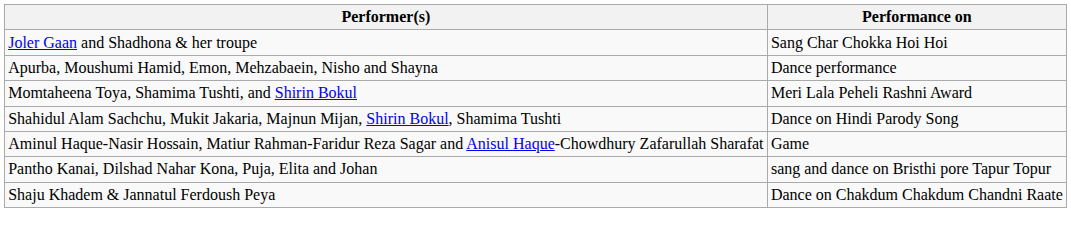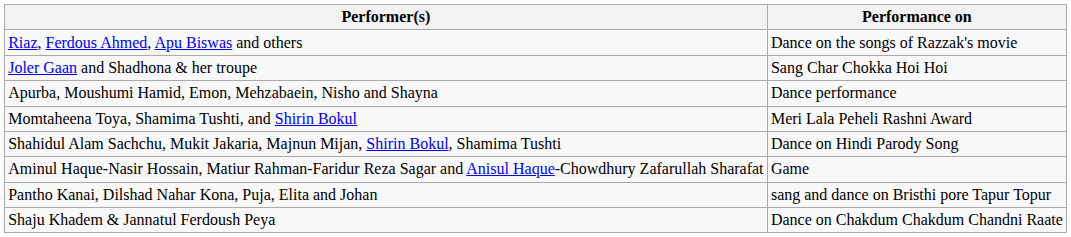+ row: (155, 42)
